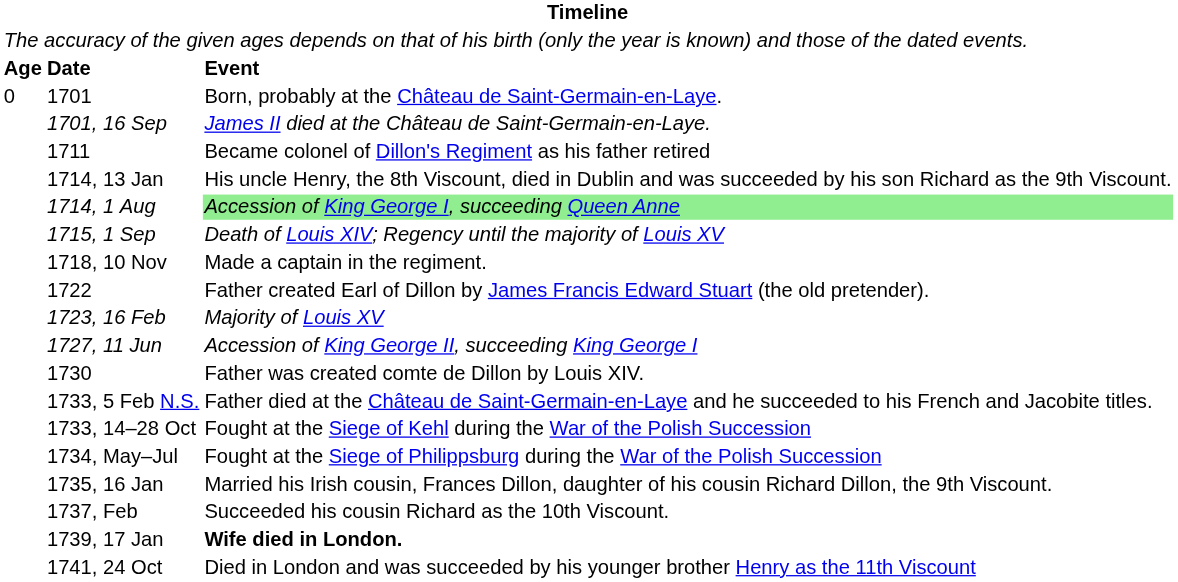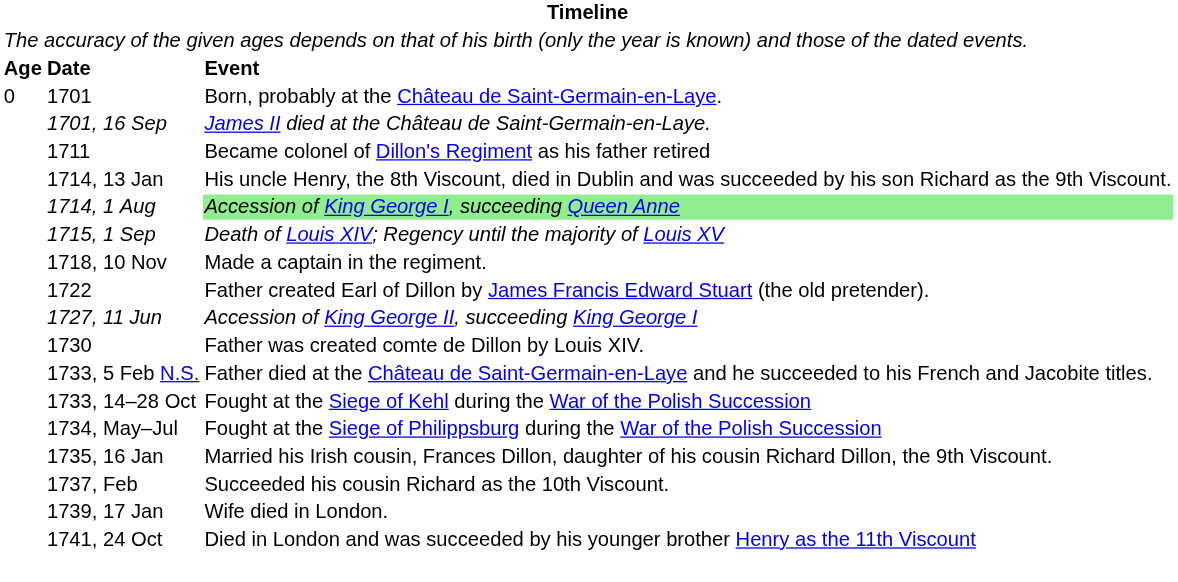- row: (106, 317)
(303, 539) bold -> (296, 511) normal
